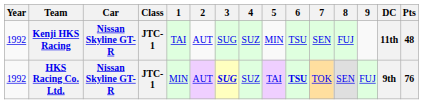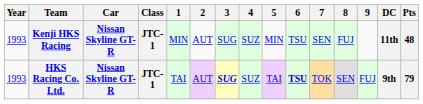(16, 40) 1992 -> (16, 40) 1993
(178, 40) TAI -> (178, 40) MIN
(16, 79) 1992 -> (16, 79) 1993
(178, 79) MIN -> (178, 79) TAI
(409, 79) 76 -> (409, 79) 79
